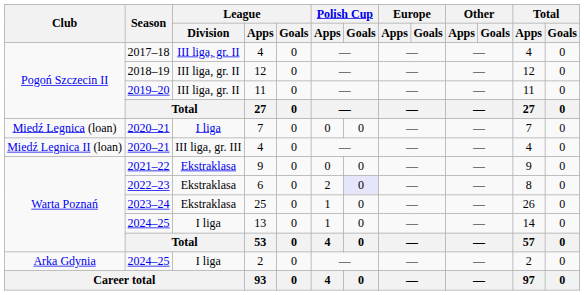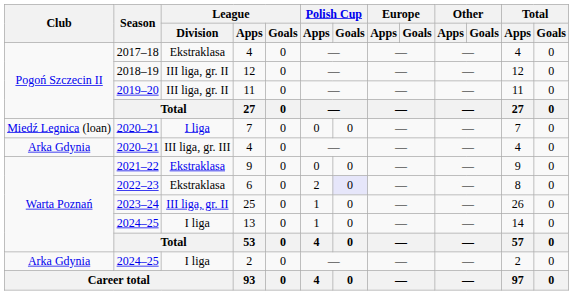(208, 52) III liga, gr. II -> (197, 52) Ekstraklasa
(65, 147) Miedź Legnica II (loan) -> (59, 147) Arka Gdynia
(208, 204) Ekstraklasa -> (197, 204) III liga, gr. II
